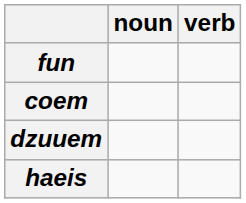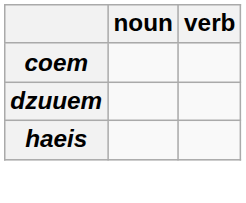- row: (56, 62)
